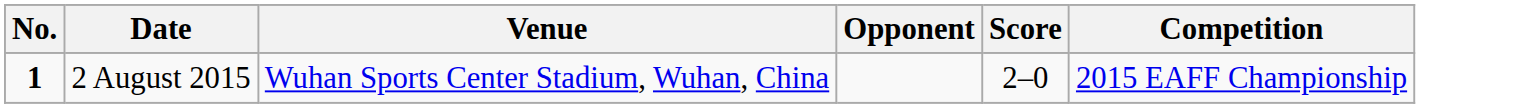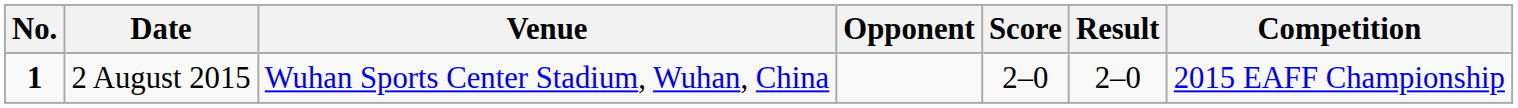+ column: (1118, 28)
